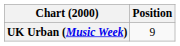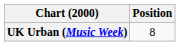(152, 31) 9 -> (152, 31) 8
